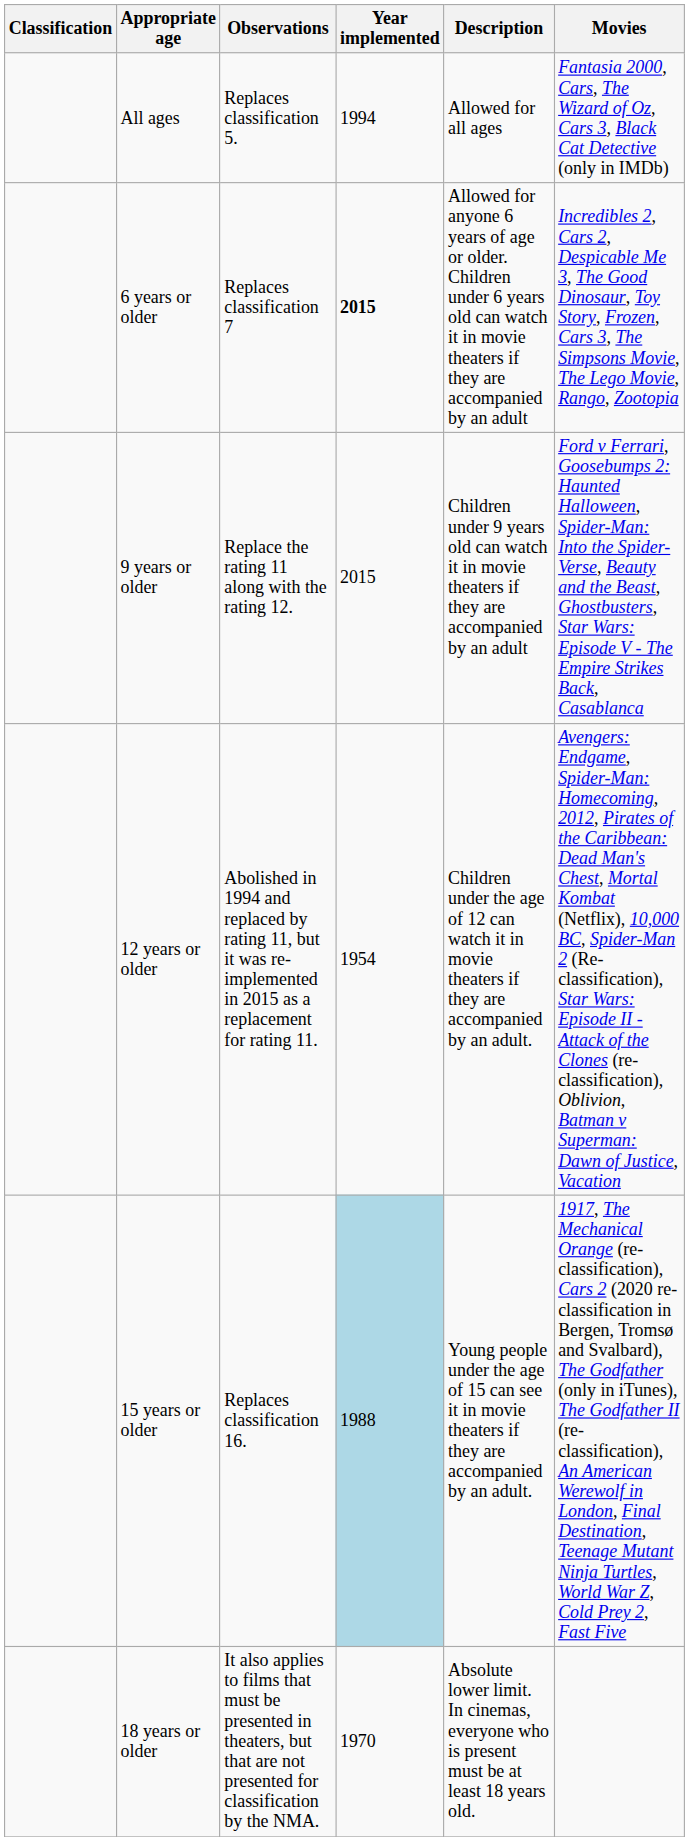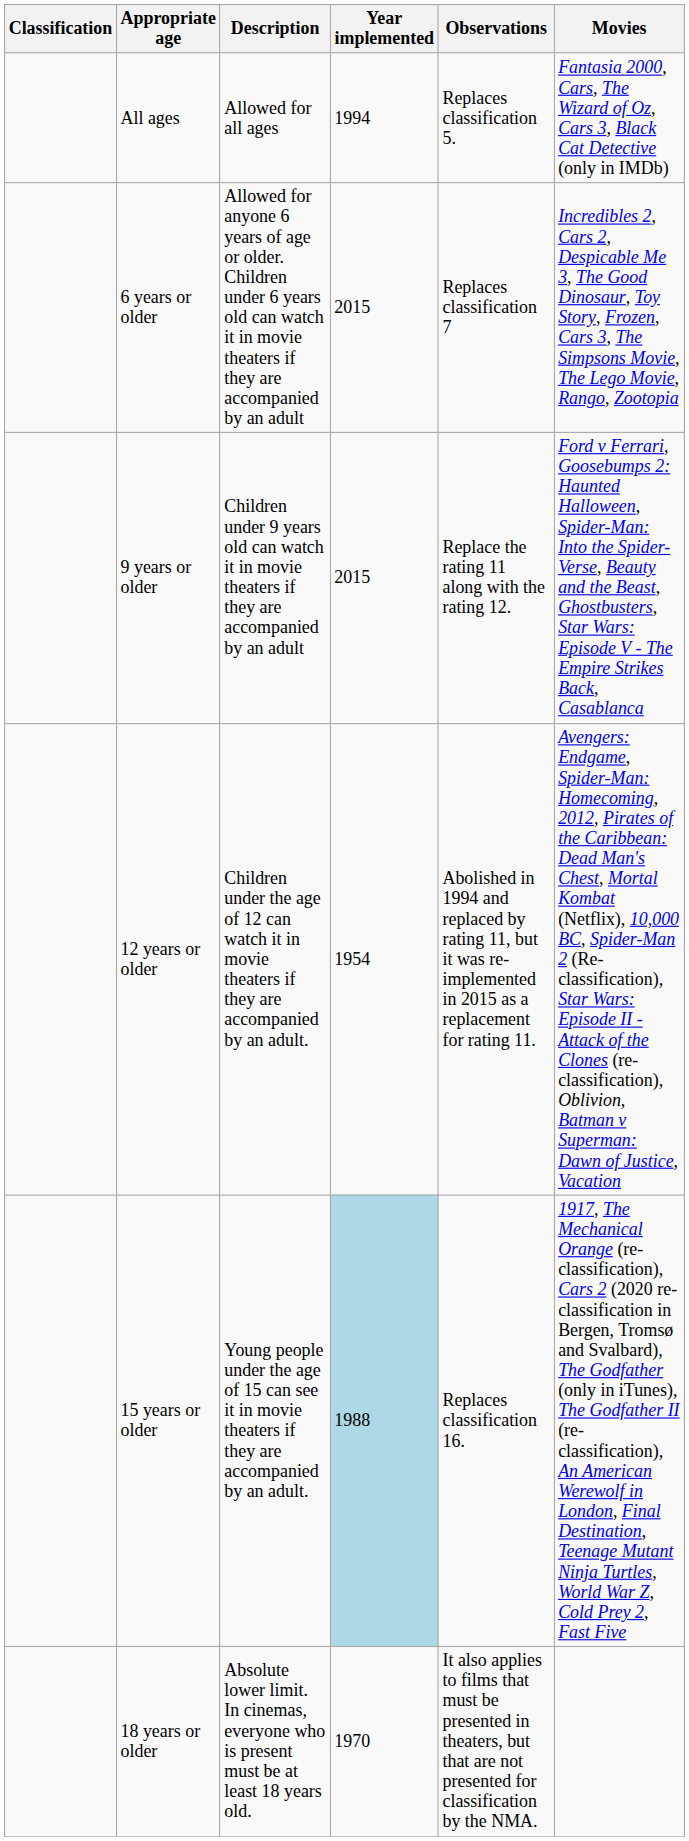columns swapped: (499, 28) <-> (278, 28)
(358, 307) bold -> (352, 307) normal
